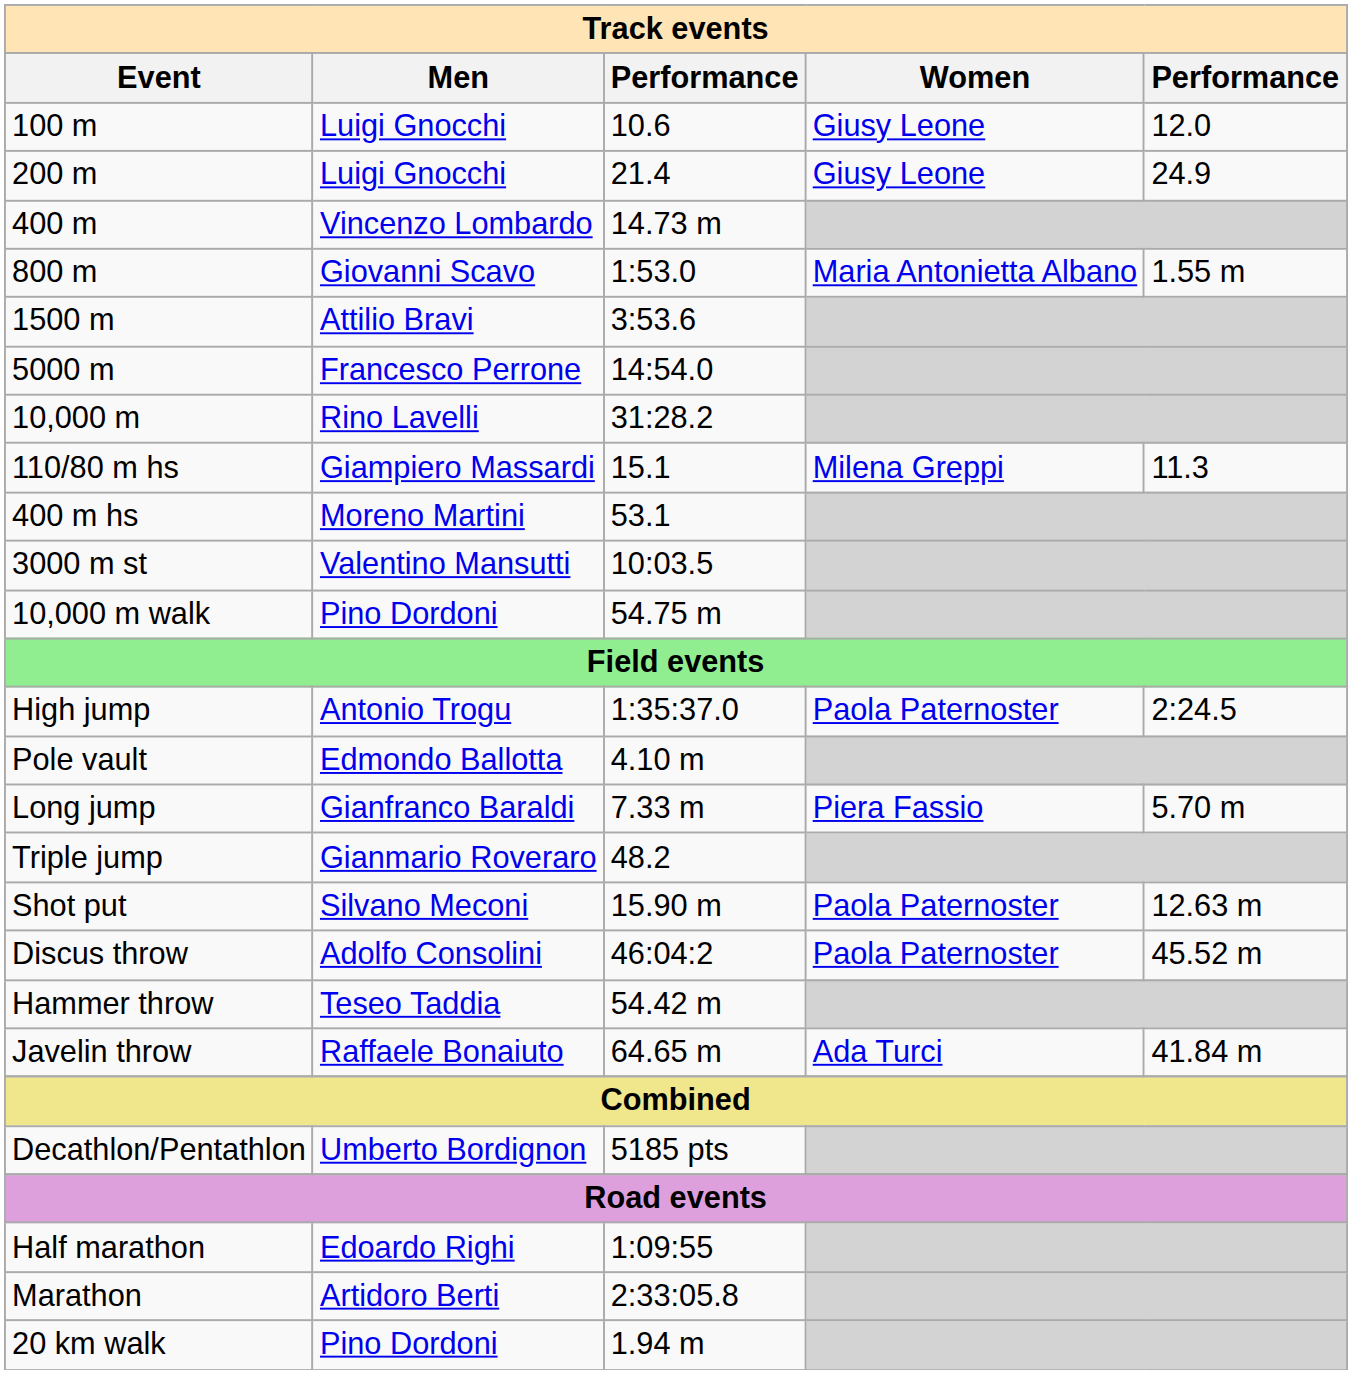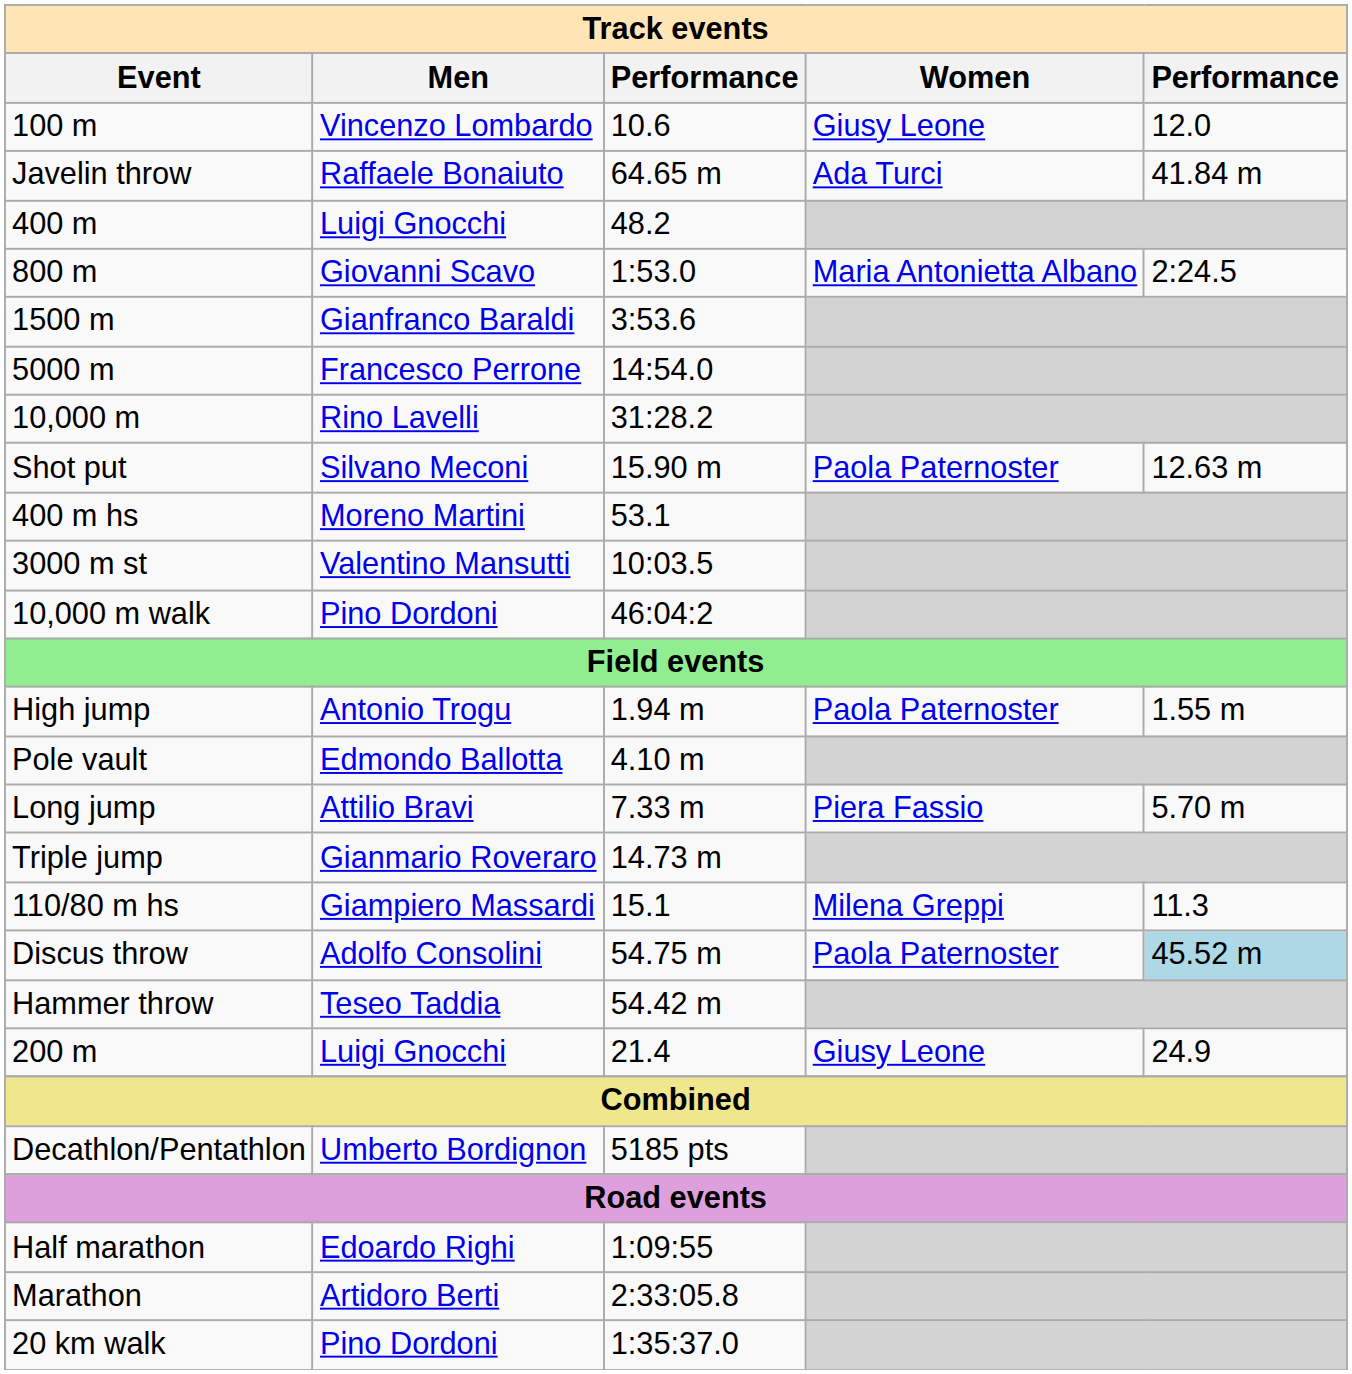(413, 126) Luigi Gnocchi -> (456, 126) Vincenzo Lombardo
rows swapped: (55, 175) <-> (102, 1051)
(456, 223) Vincenzo Lombardo -> (413, 223) Luigi Gnocchi
(666, 223) 14.73 m -> (641, 223) 48.2
(1198, 272) 1.55 m -> (1194, 272) 2:24.5
(397, 321) Attilio Bravi -> (447, 321) Gianfranco Baraldi
rows swapped: (95, 467) <-> (69, 905)
(666, 613) 54.75 m -> (662, 613) 46:04:2
(675, 710) 1:35:37.0 -> (658, 710) 1.94 m
(1194, 710) 2:24.5 -> (1198, 710) 1.55 m
(447, 808) Gianfranco Baraldi -> (397, 808) Attilio Bravi
(641, 857) 48.2 -> (666, 857) 14.73 m
(662, 954) 46:04:2 -> (666, 954) 54.75 m
(1207, 954) no background -> (1207, 954) lightblue background
(658, 1344) 1.94 m -> (675, 1344) 1:35:37.0
